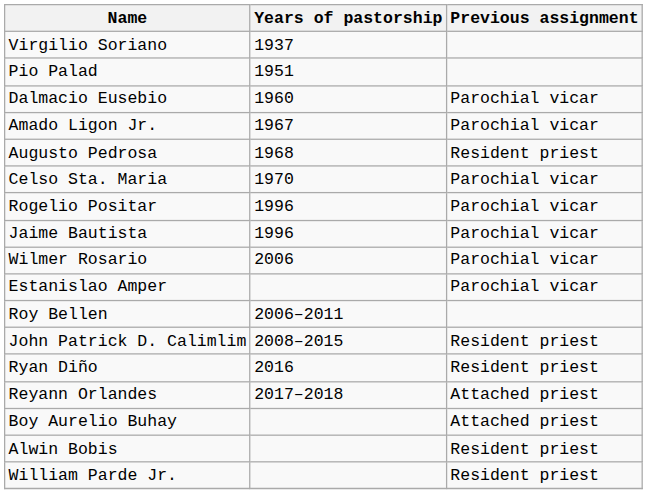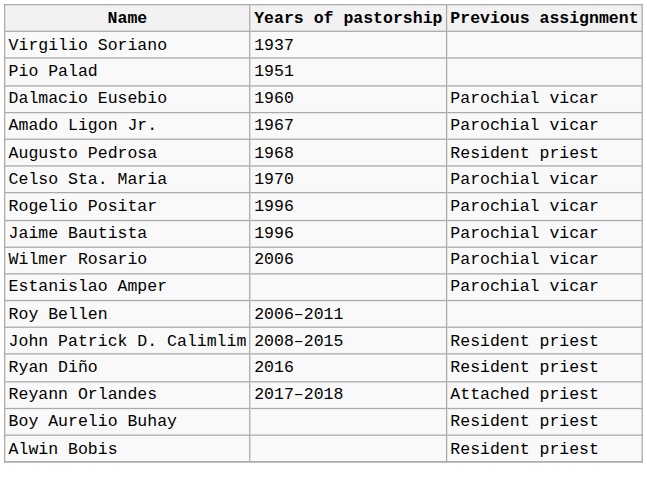(525, 422) Attached priest -> (525, 422) Resident priest
- row: (93, 476)
